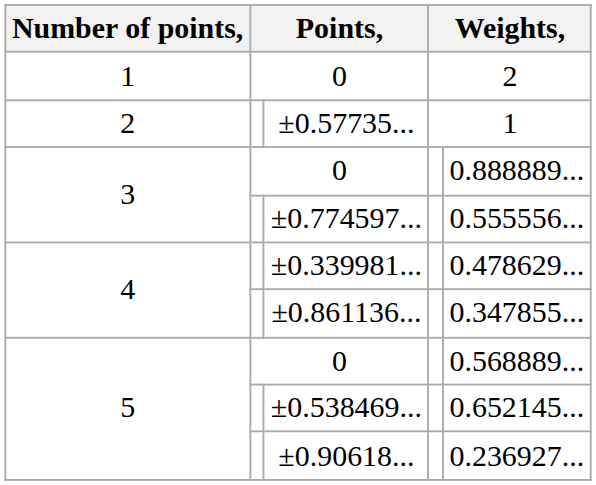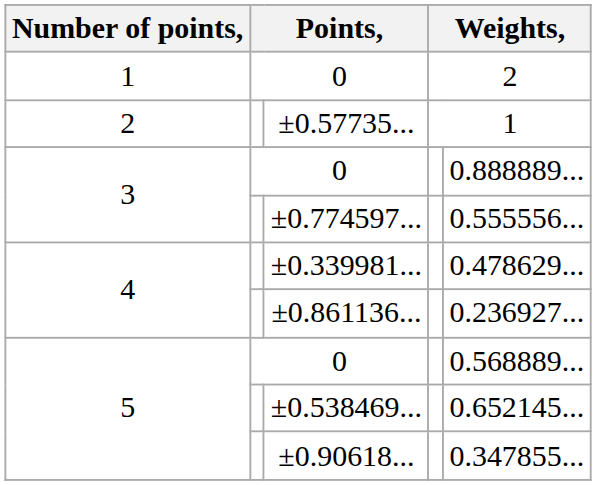(517, 312) 0.347855... -> (517, 312) 0.236927...
(517, 455) 0.236927... -> (517, 455) 0.347855...
